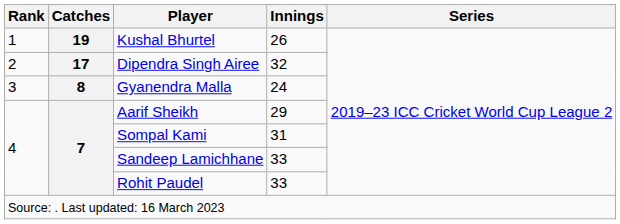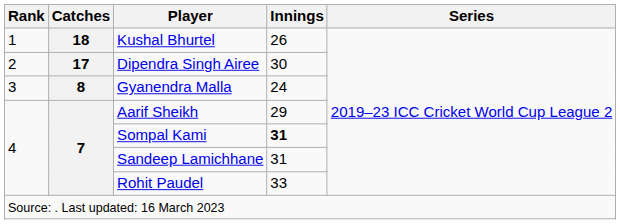(81, 40) 19 -> (81, 40) 18
(279, 64) 32 -> (279, 64) 30
(279, 135) normal -> (279, 135) bold
(279, 159) 33 -> (279, 159) 31
